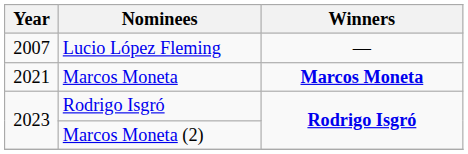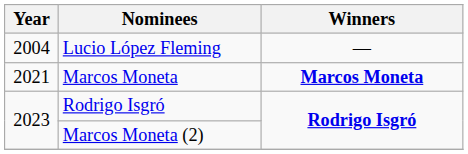(32, 47) 2007 -> (32, 47) 2004
